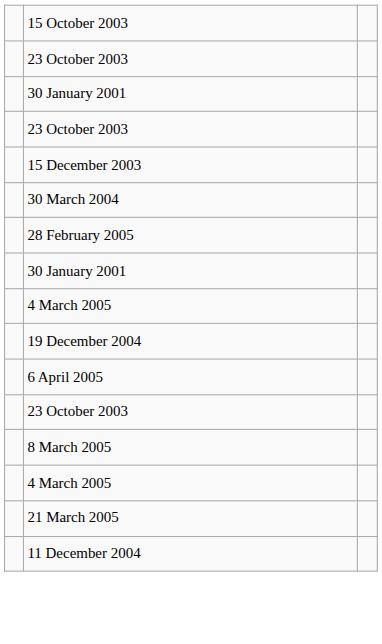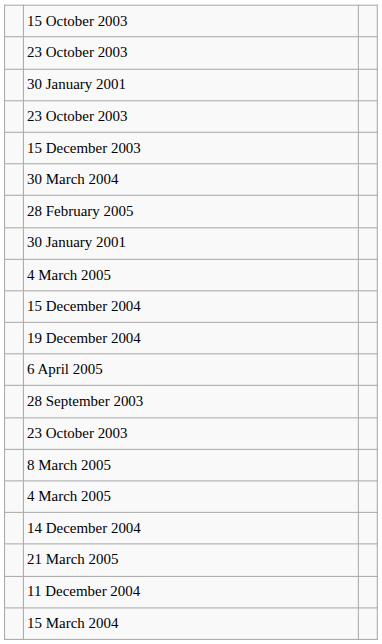+ row: (14, 307)
+ row: (14, 402)
+ row: (14, 528)
+ row: (14, 624)
